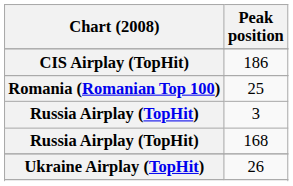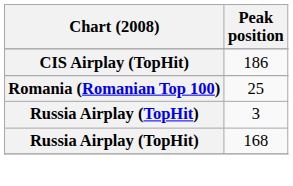- row: (256, 166)
